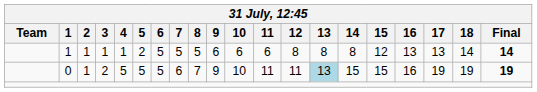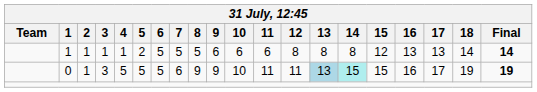(105, 71) 2 -> (105, 71) 3
(197, 71) 7 -> (197, 71) 9
(353, 71) no background -> (353, 71) paleturquoise background
(438, 71) 19 -> (438, 71) 17
